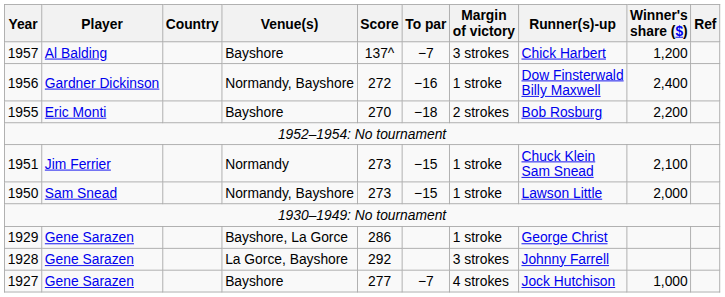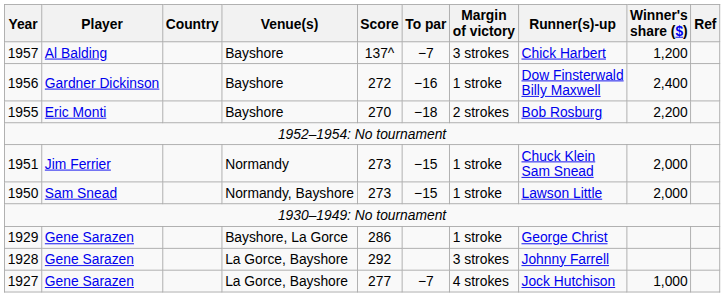(290, 83) Normandy, Bayshore -> (254, 83) Bayshore
(670, 164) 2,100 -> (670, 164) 2,000
(254, 281) Bayshore -> (287, 281) La Gorce, Bayshore
